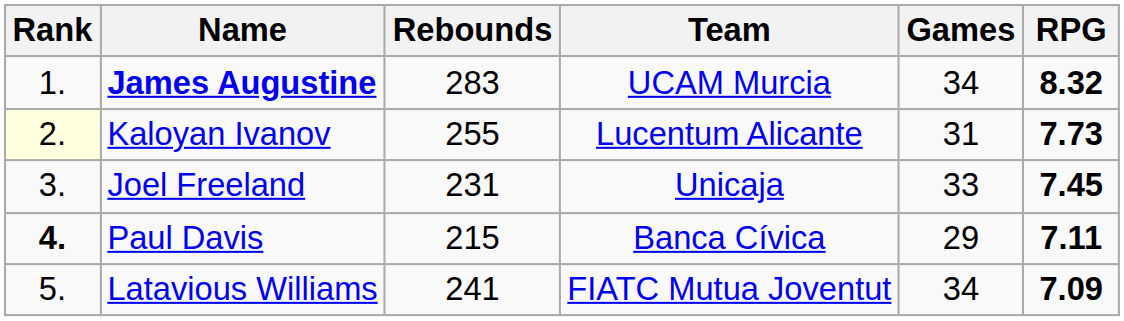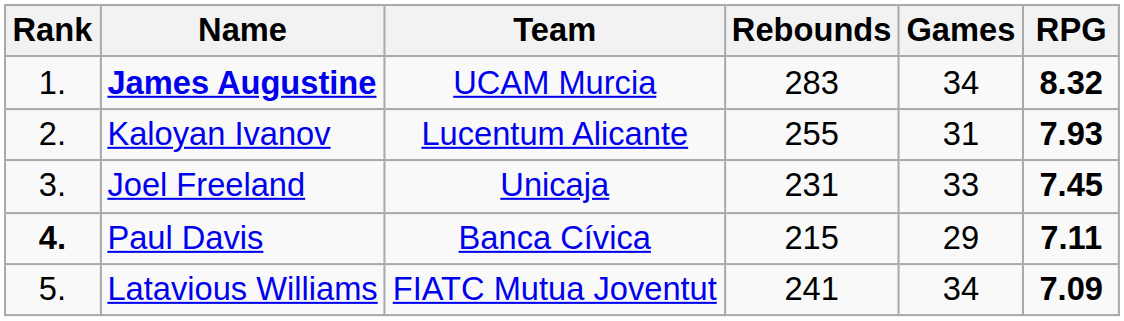columns swapped: (729, 30) <-> (472, 30)
(52, 133) lightyellow background -> (52, 133) no background
(1071, 133) 7.73 -> (1071, 133) 7.93
